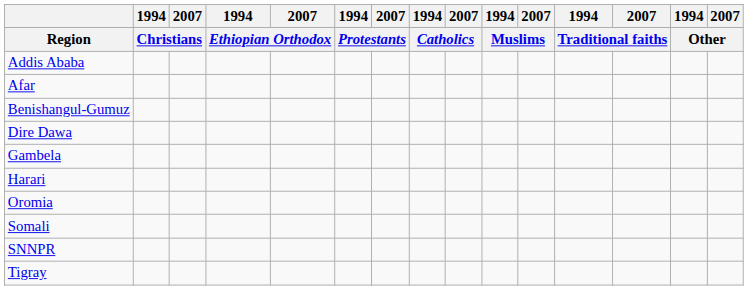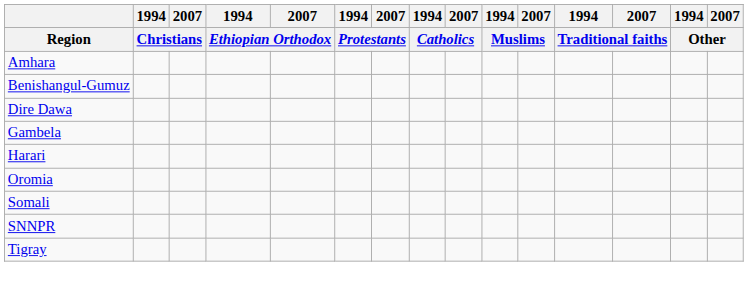- row: (46, 62)
- row: (21, 86)
+ row: (32, 62)
